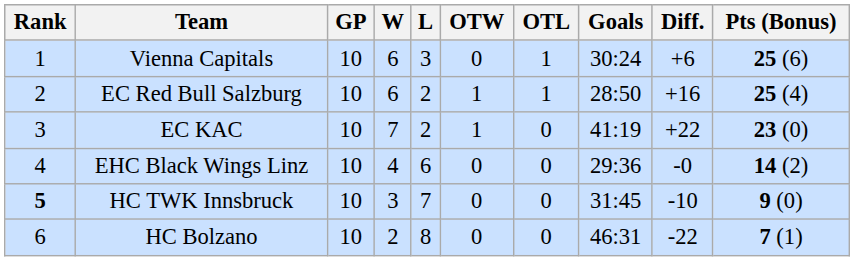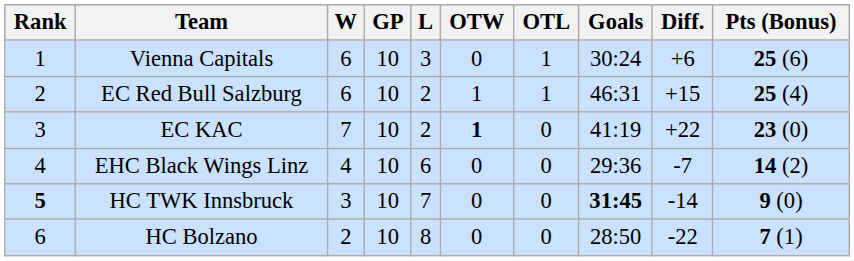columns swapped: (351, 22) <-> (393, 22)
(616, 93) 28:50 -> (616, 93) 46:31
(683, 93) +16 -> (683, 93) +15
(477, 129) normal -> (477, 129) bold
(683, 165) -0 -> (683, 165) -7
(616, 201) normal -> (616, 201) bold
(683, 201) -10 -> (683, 201) -14
(616, 237) 46:31 -> (616, 237) 28:50
